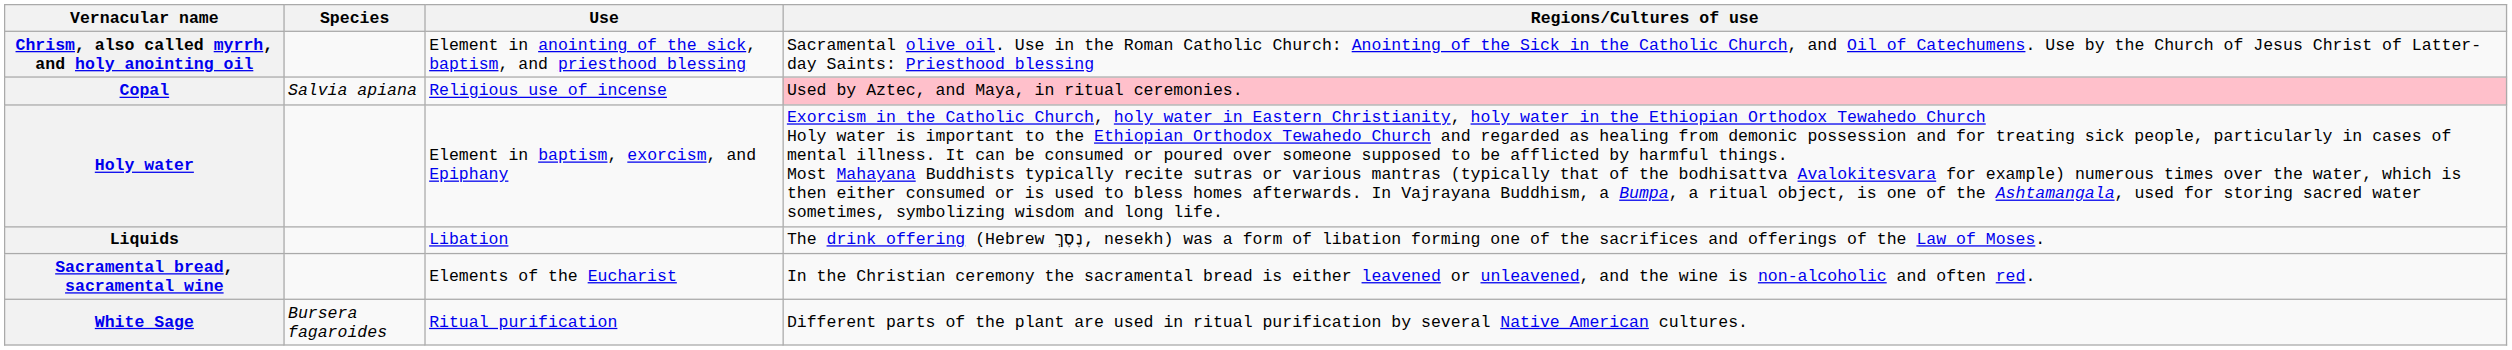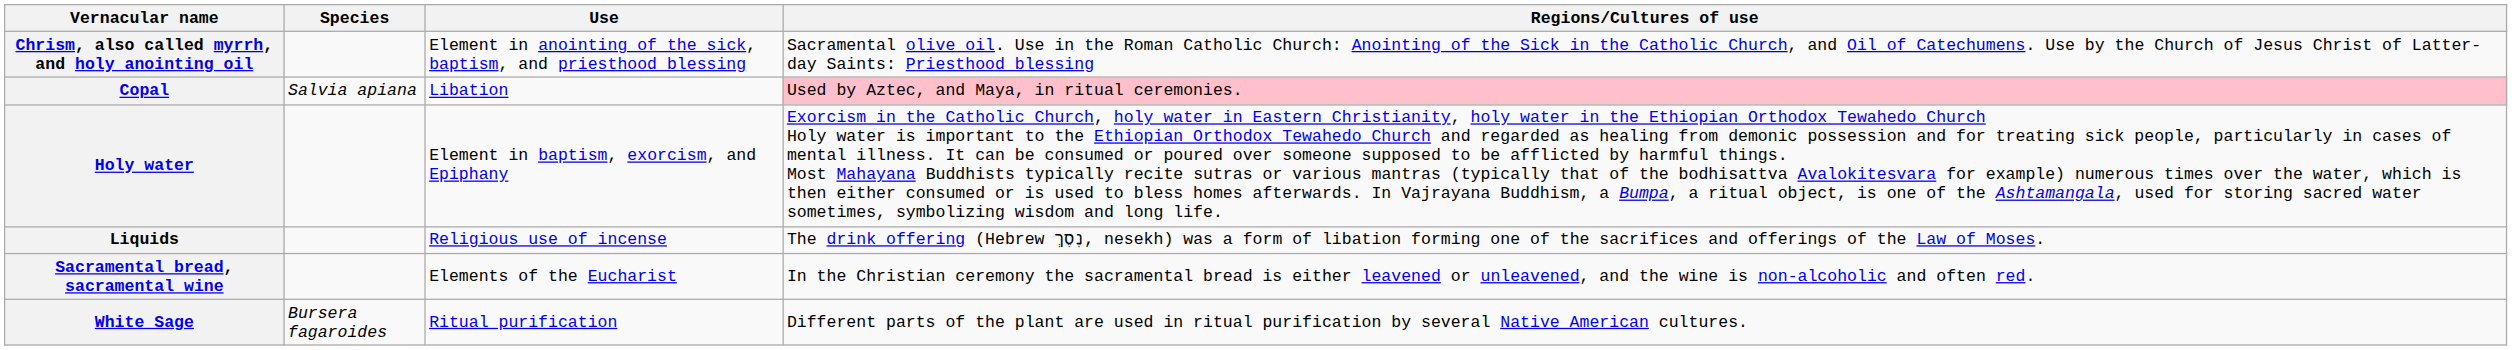(548, 91) Religious use of incense -> (469, 91) Libation
(469, 240) Libation -> (548, 240) Religious use of incense
